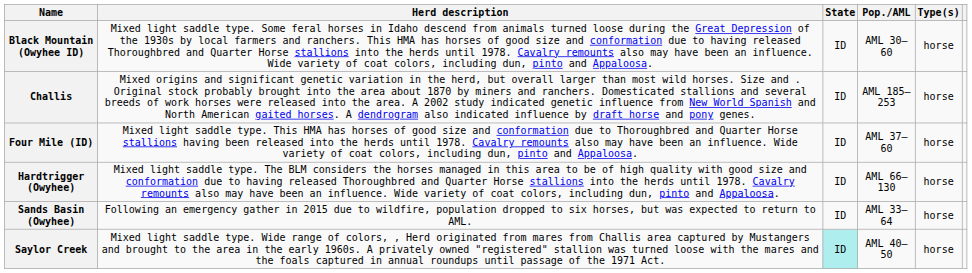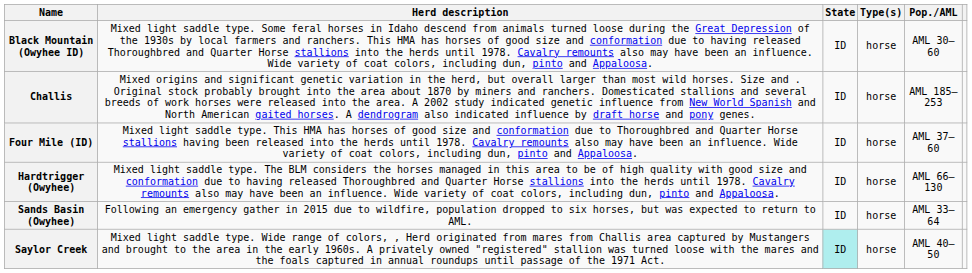columns swapped: (939, 13) <-> (886, 13)
